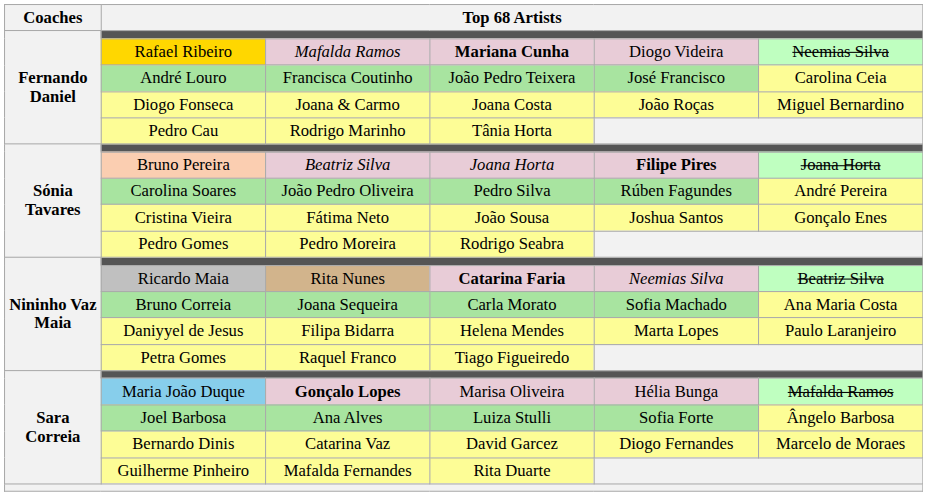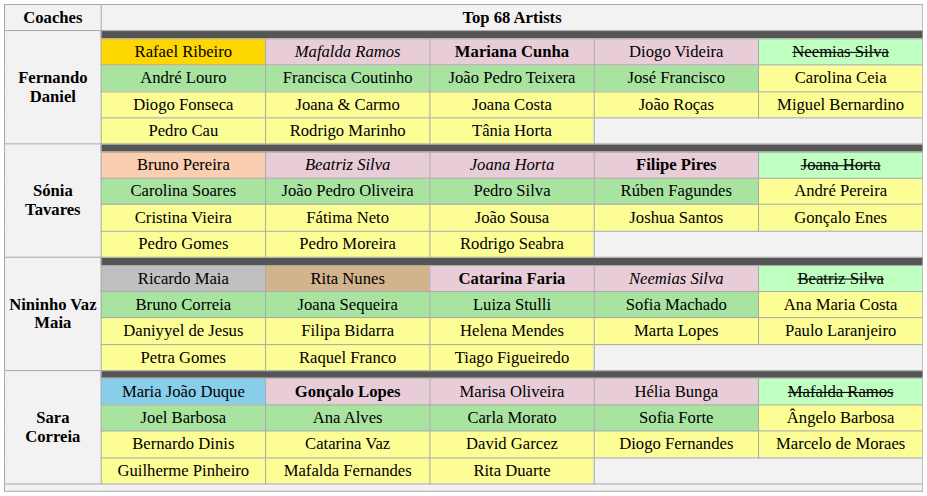(512, 304) Carla Morato -> (512, 304) Luiza Stulli
(512, 417) Luiza Stulli -> (512, 417) Carla Morato
